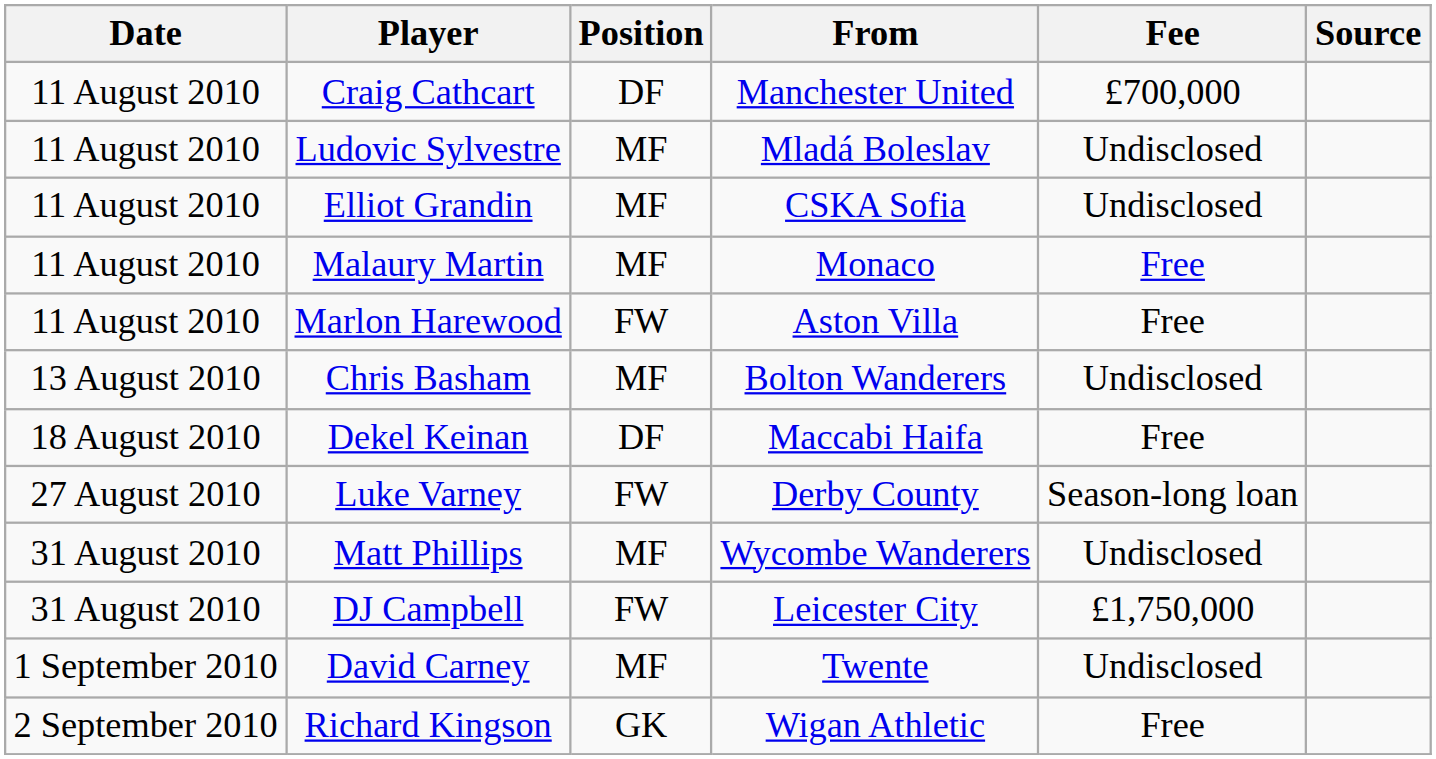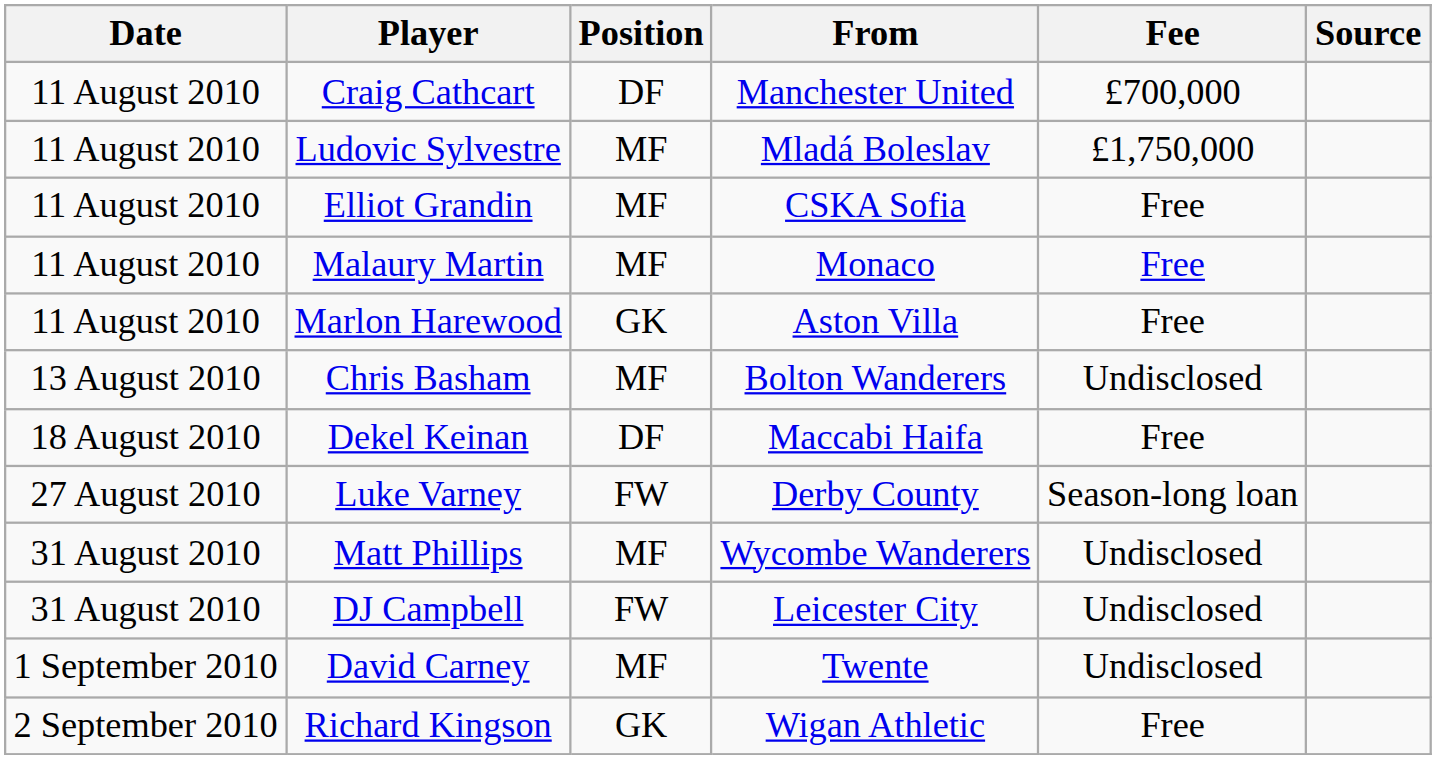(1173, 148) Undisclosed -> (1173, 148) £1,750,000
(1173, 206) Undisclosed -> (1173, 206) Free
(641, 321) FW -> (641, 321) GK
(1173, 609) £1,750,000 -> (1173, 609) Undisclosed
